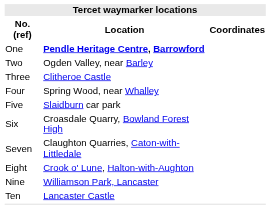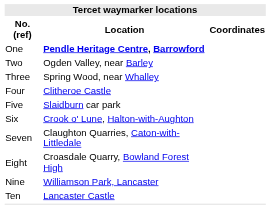(77, 77) Clitheroe Castle -> (101, 77) Spring Wood, near Whalley
(101, 91) Spring Wood, near Whalley -> (77, 91) Clitheroe Castle
(116, 124) Croasdale Quarry, Bowland Forest High -> (118, 119) Crook o' Lune, Halton-with-Aughton
(118, 168) Crook o' Lune, Halton-with-Aughton -> (116, 162) Croasdale Quarry, Bowland Forest High
